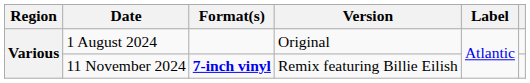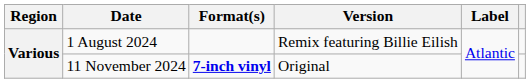(304, 41) Original -> (368, 41) Remix featuring Billie Eilish
(368, 66) Remix featuring Billie Eilish -> (304, 66) Original
